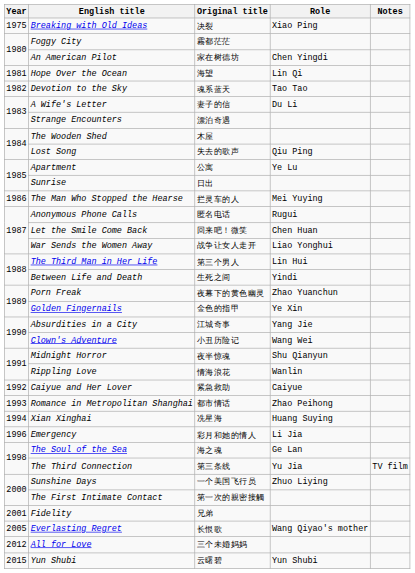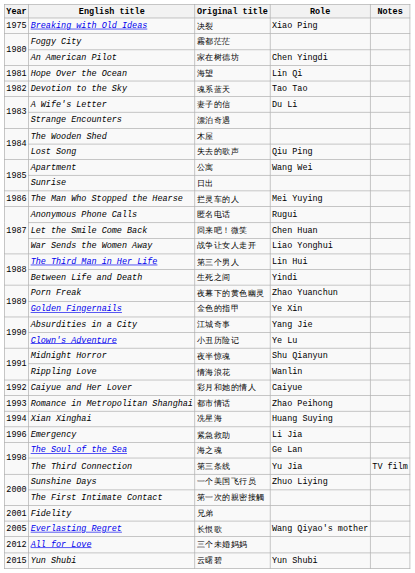(285, 167) Ye Lu -> (292, 167) Wang Wei
(292, 340) Wang Wei -> (285, 340) Ye Lu
(214, 388) 紧急救助 -> (227, 388) 彩月和她的情人
(227, 435) 彩月和她的情人 -> (214, 435) 紧急救助
